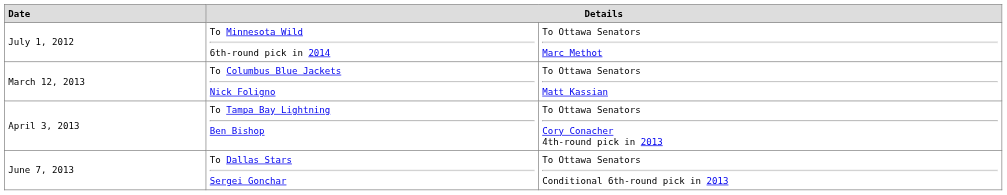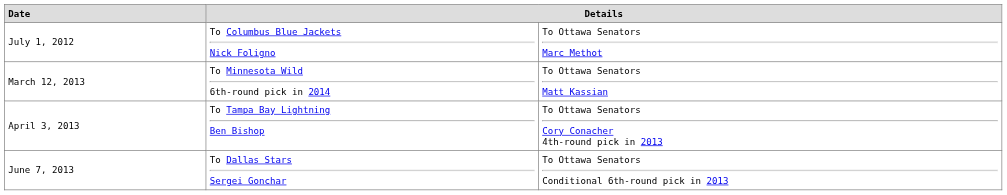(372, 42) To Minnesota Wild 6th-round pick in 2014 -> (372, 42) To Columbus Blue Jackets Nick Foligno
(372, 81) To Columbus Blue Jackets Nick Foligno -> (372, 81) To Minnesota Wild 6th-round pick in 2014
